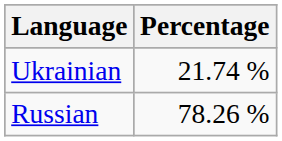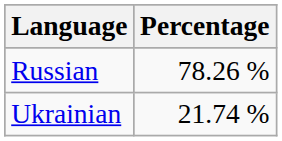rows swapped: (55, 113) <-> (66, 69)
